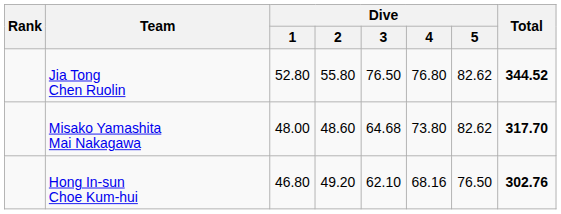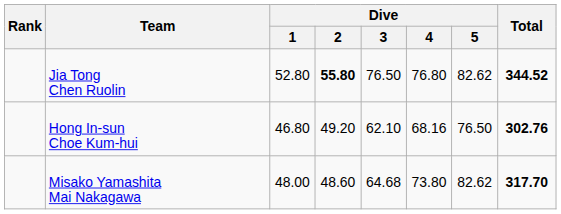(338, 75) normal -> (338, 75) bold
rows swapped: (105, 136) <-> (93, 189)
